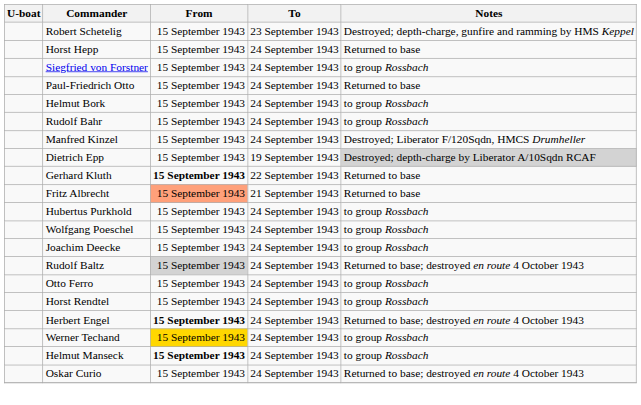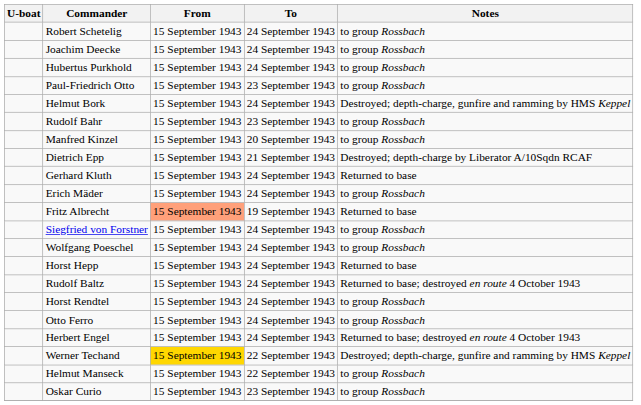(294, 31) 23 September 1943 -> (291, 31) 24 September 1943
(489, 31) Destroyed; depth-charge, gunfire and ramming by HMS Keppel -> (383, 31) to group Rossbach
rows swapped: (72, 49) <-> (83, 247)
rows swapped: (89, 211) <-> (97, 67)
(294, 85) 24 September 1943 -> (291, 85) 23 September 1943
(382, 85) Returned to base -> (383, 85) to group Rossbach
(386, 103) to group Rossbach -> (485, 103) Destroyed; depth-charge, gunfire and ramming by HMS Keppel
(294, 121) 24 September 1943 -> (291, 121) 23 September 1943
(294, 139) 24 September 1943 -> (291, 139) 20 September 1943
(465, 139) Destroyed; Liberator F/120Sqdn, HMCS Drumheller -> (383, 139) to group Rossbach
(294, 157) 19 September 1943 -> (291, 157) 21 September 1943
(470, 157) lightgrey background -> (466, 157) no background
(199, 175) bold -> (197, 175) normal
(294, 175) 22 September 1943 -> (291, 175) 24 September 1943
+ row: (74, 193)
(294, 193) 21 September 1943 -> (291, 211) 19 September 1943
(201, 265) lightgrey background -> (197, 283) no background
rows swapped: (77, 301) <-> (69, 283)
(199, 319) bold -> (197, 337) normal
(294, 337) 24 September 1943 -> (291, 355) 22 September 1943
(386, 337) to group Rossbach -> (485, 355) Destroyed; depth-charge, gunfire and ramming by HMS Keppel
(199, 355) bold -> (197, 373) normal
(294, 355) 24 September 1943 -> (291, 373) 22 September 1943
(294, 373) 24 September 1943 -> (291, 391) 23 September 1943
(464, 373) Returned to base; destroyed en route 4 October 1943 -> (383, 391) to group Rossbach
